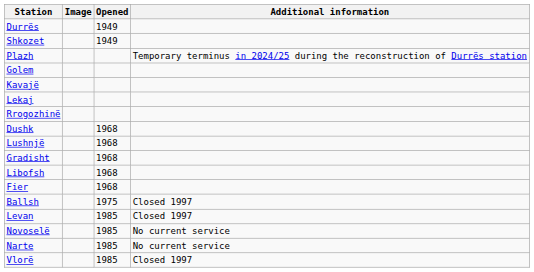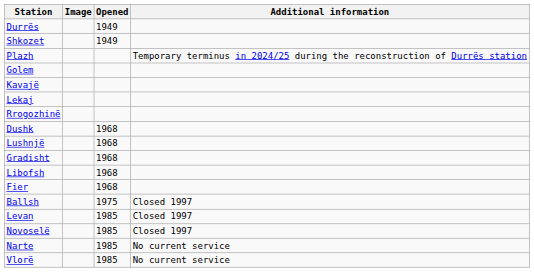(181, 231) No current service -> (162, 231) Closed 1997
(162, 260) Closed 1997 -> (181, 260) No current service
